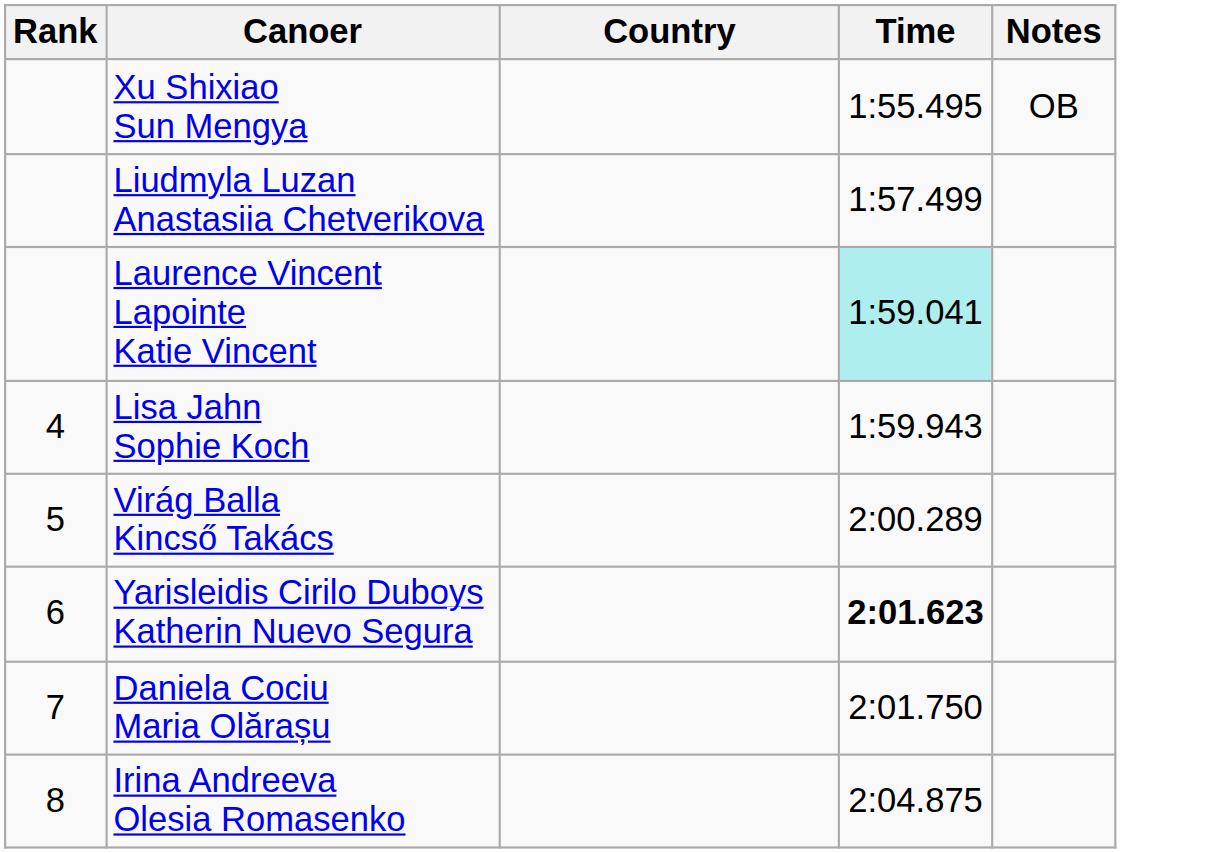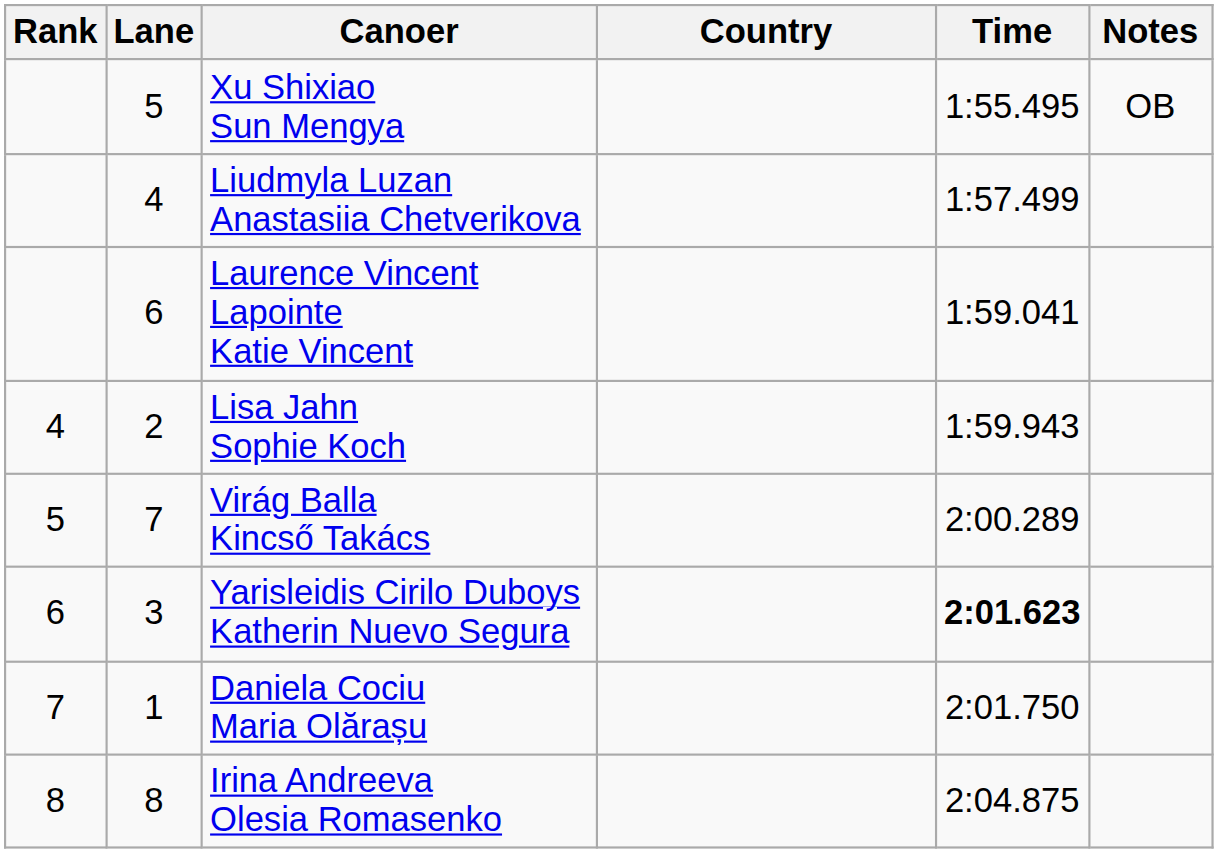+ column: (154, 31)
(916, 312) paleturquoise background -> (1012, 312) no background
